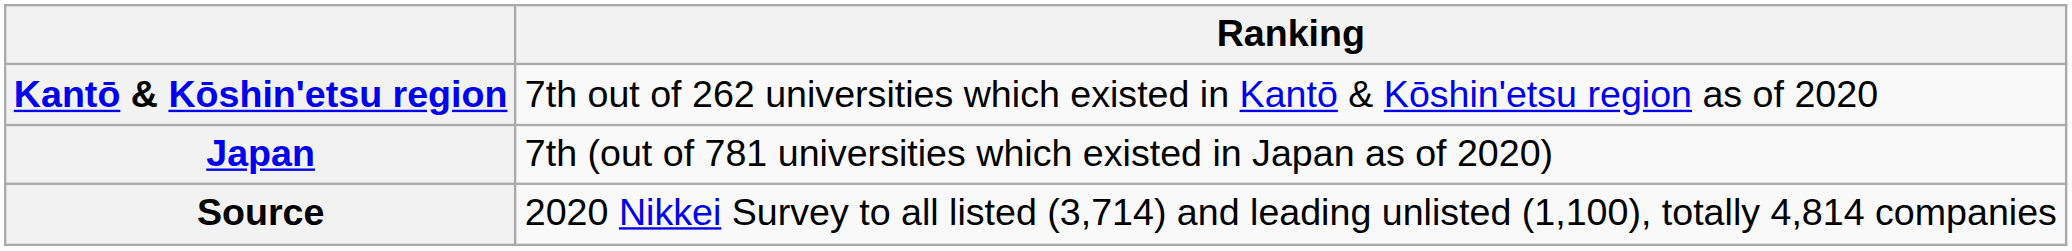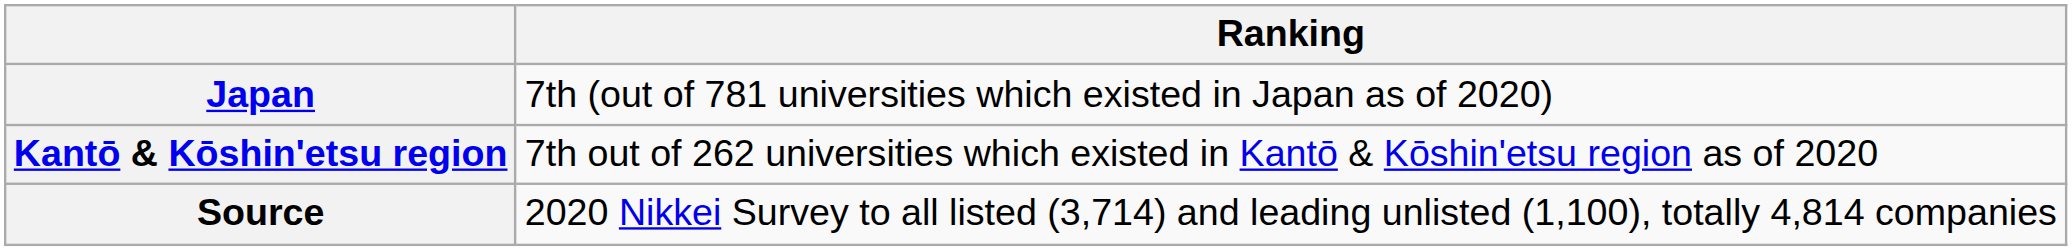rows swapped: (261, 93) <-> (261, 153)
